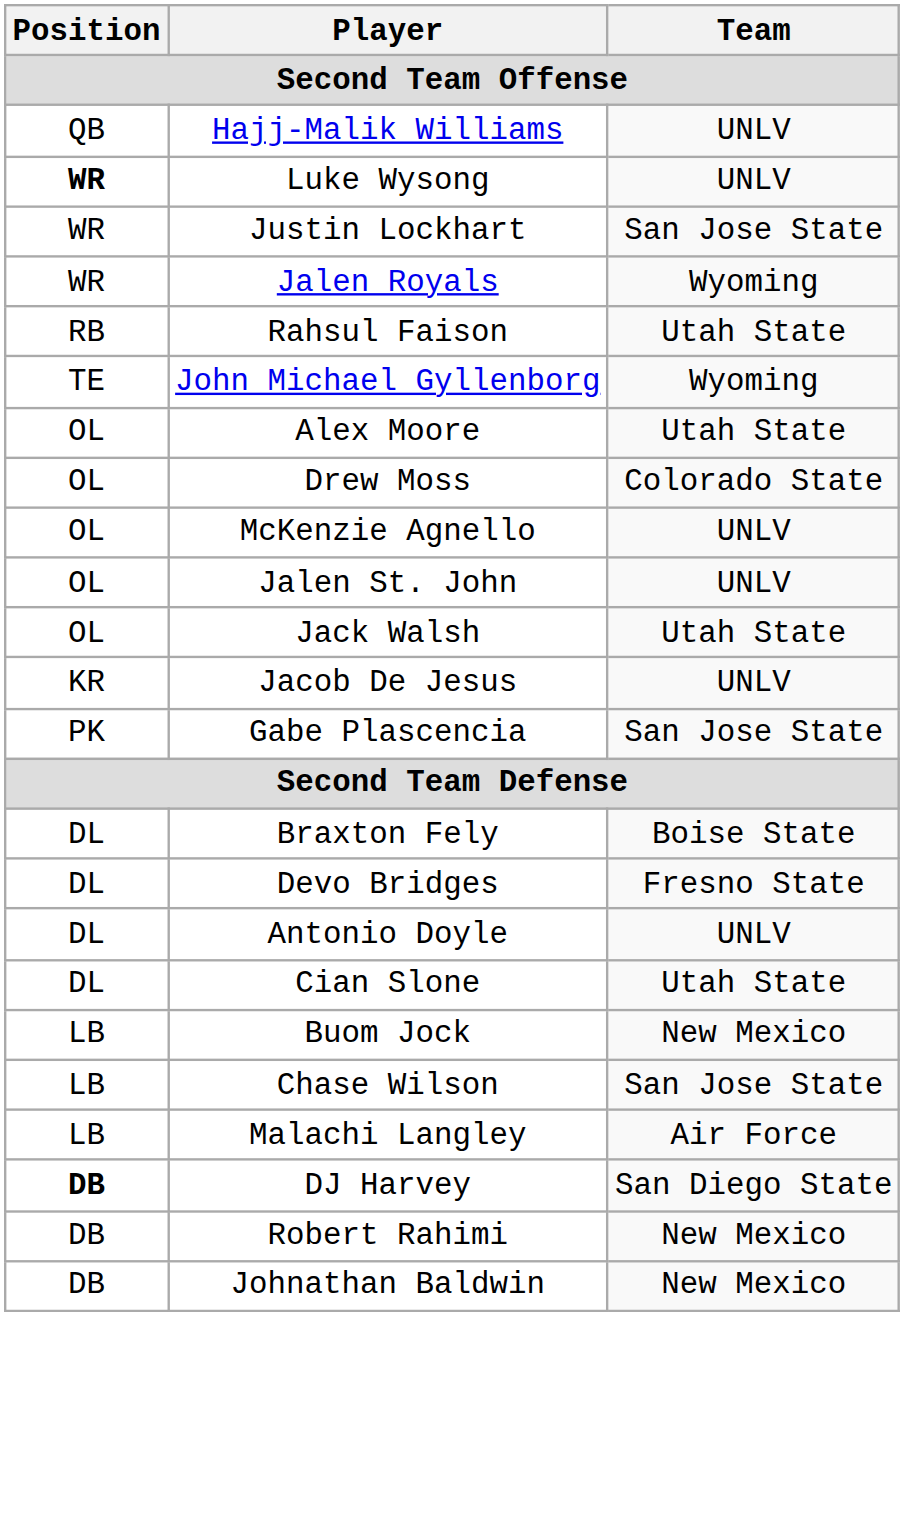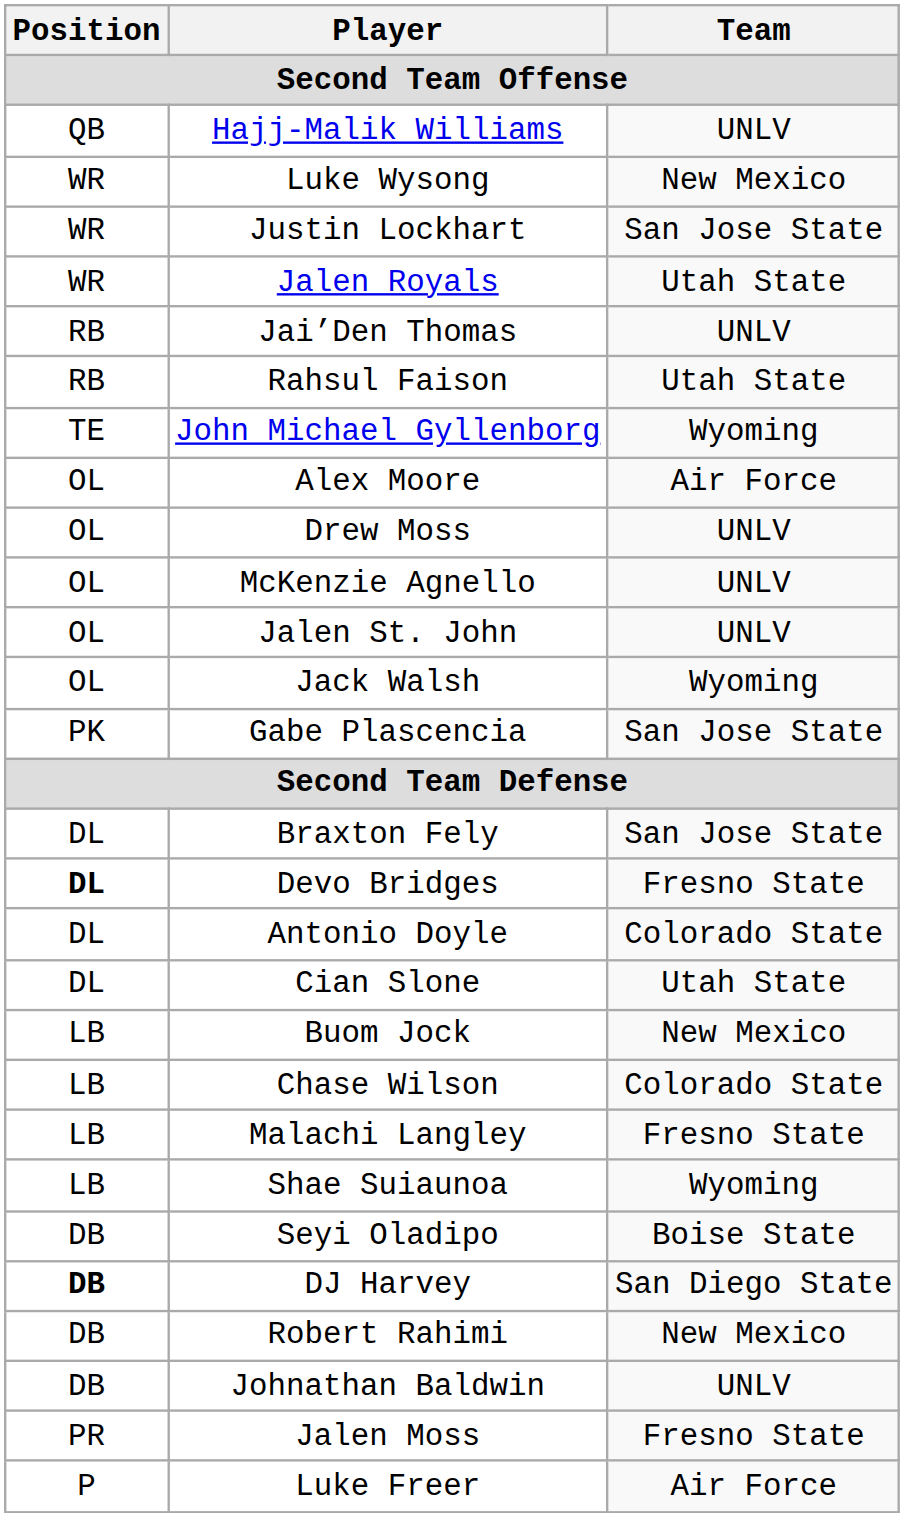(86, 181) bold -> (86, 181) normal
(754, 181) UNLV -> (754, 181) New Mexico
(754, 281) Wyoming -> (754, 281) Utah State
+ row: (388, 332)
(754, 432) Utah State -> (754, 482) Air Force
(754, 482) Colorado State -> (754, 532) UNLV
(754, 633) Utah State -> (754, 683) Wyoming
- row: (388, 683)
(754, 834) Boise State -> (754, 834) San Jose State
(86, 884) normal -> (86, 884) bold
(754, 934) UNLV -> (754, 934) Colorado State
(754, 1085) San Jose State -> (754, 1085) Colorado State
(754, 1135) Air Force -> (754, 1135) Fresno State
+ row: (388, 1185)
+ row: (388, 1235)
(754, 1286) New Mexico -> (754, 1386) UNLV
+ row: (388, 1436)
+ row: (388, 1487)
